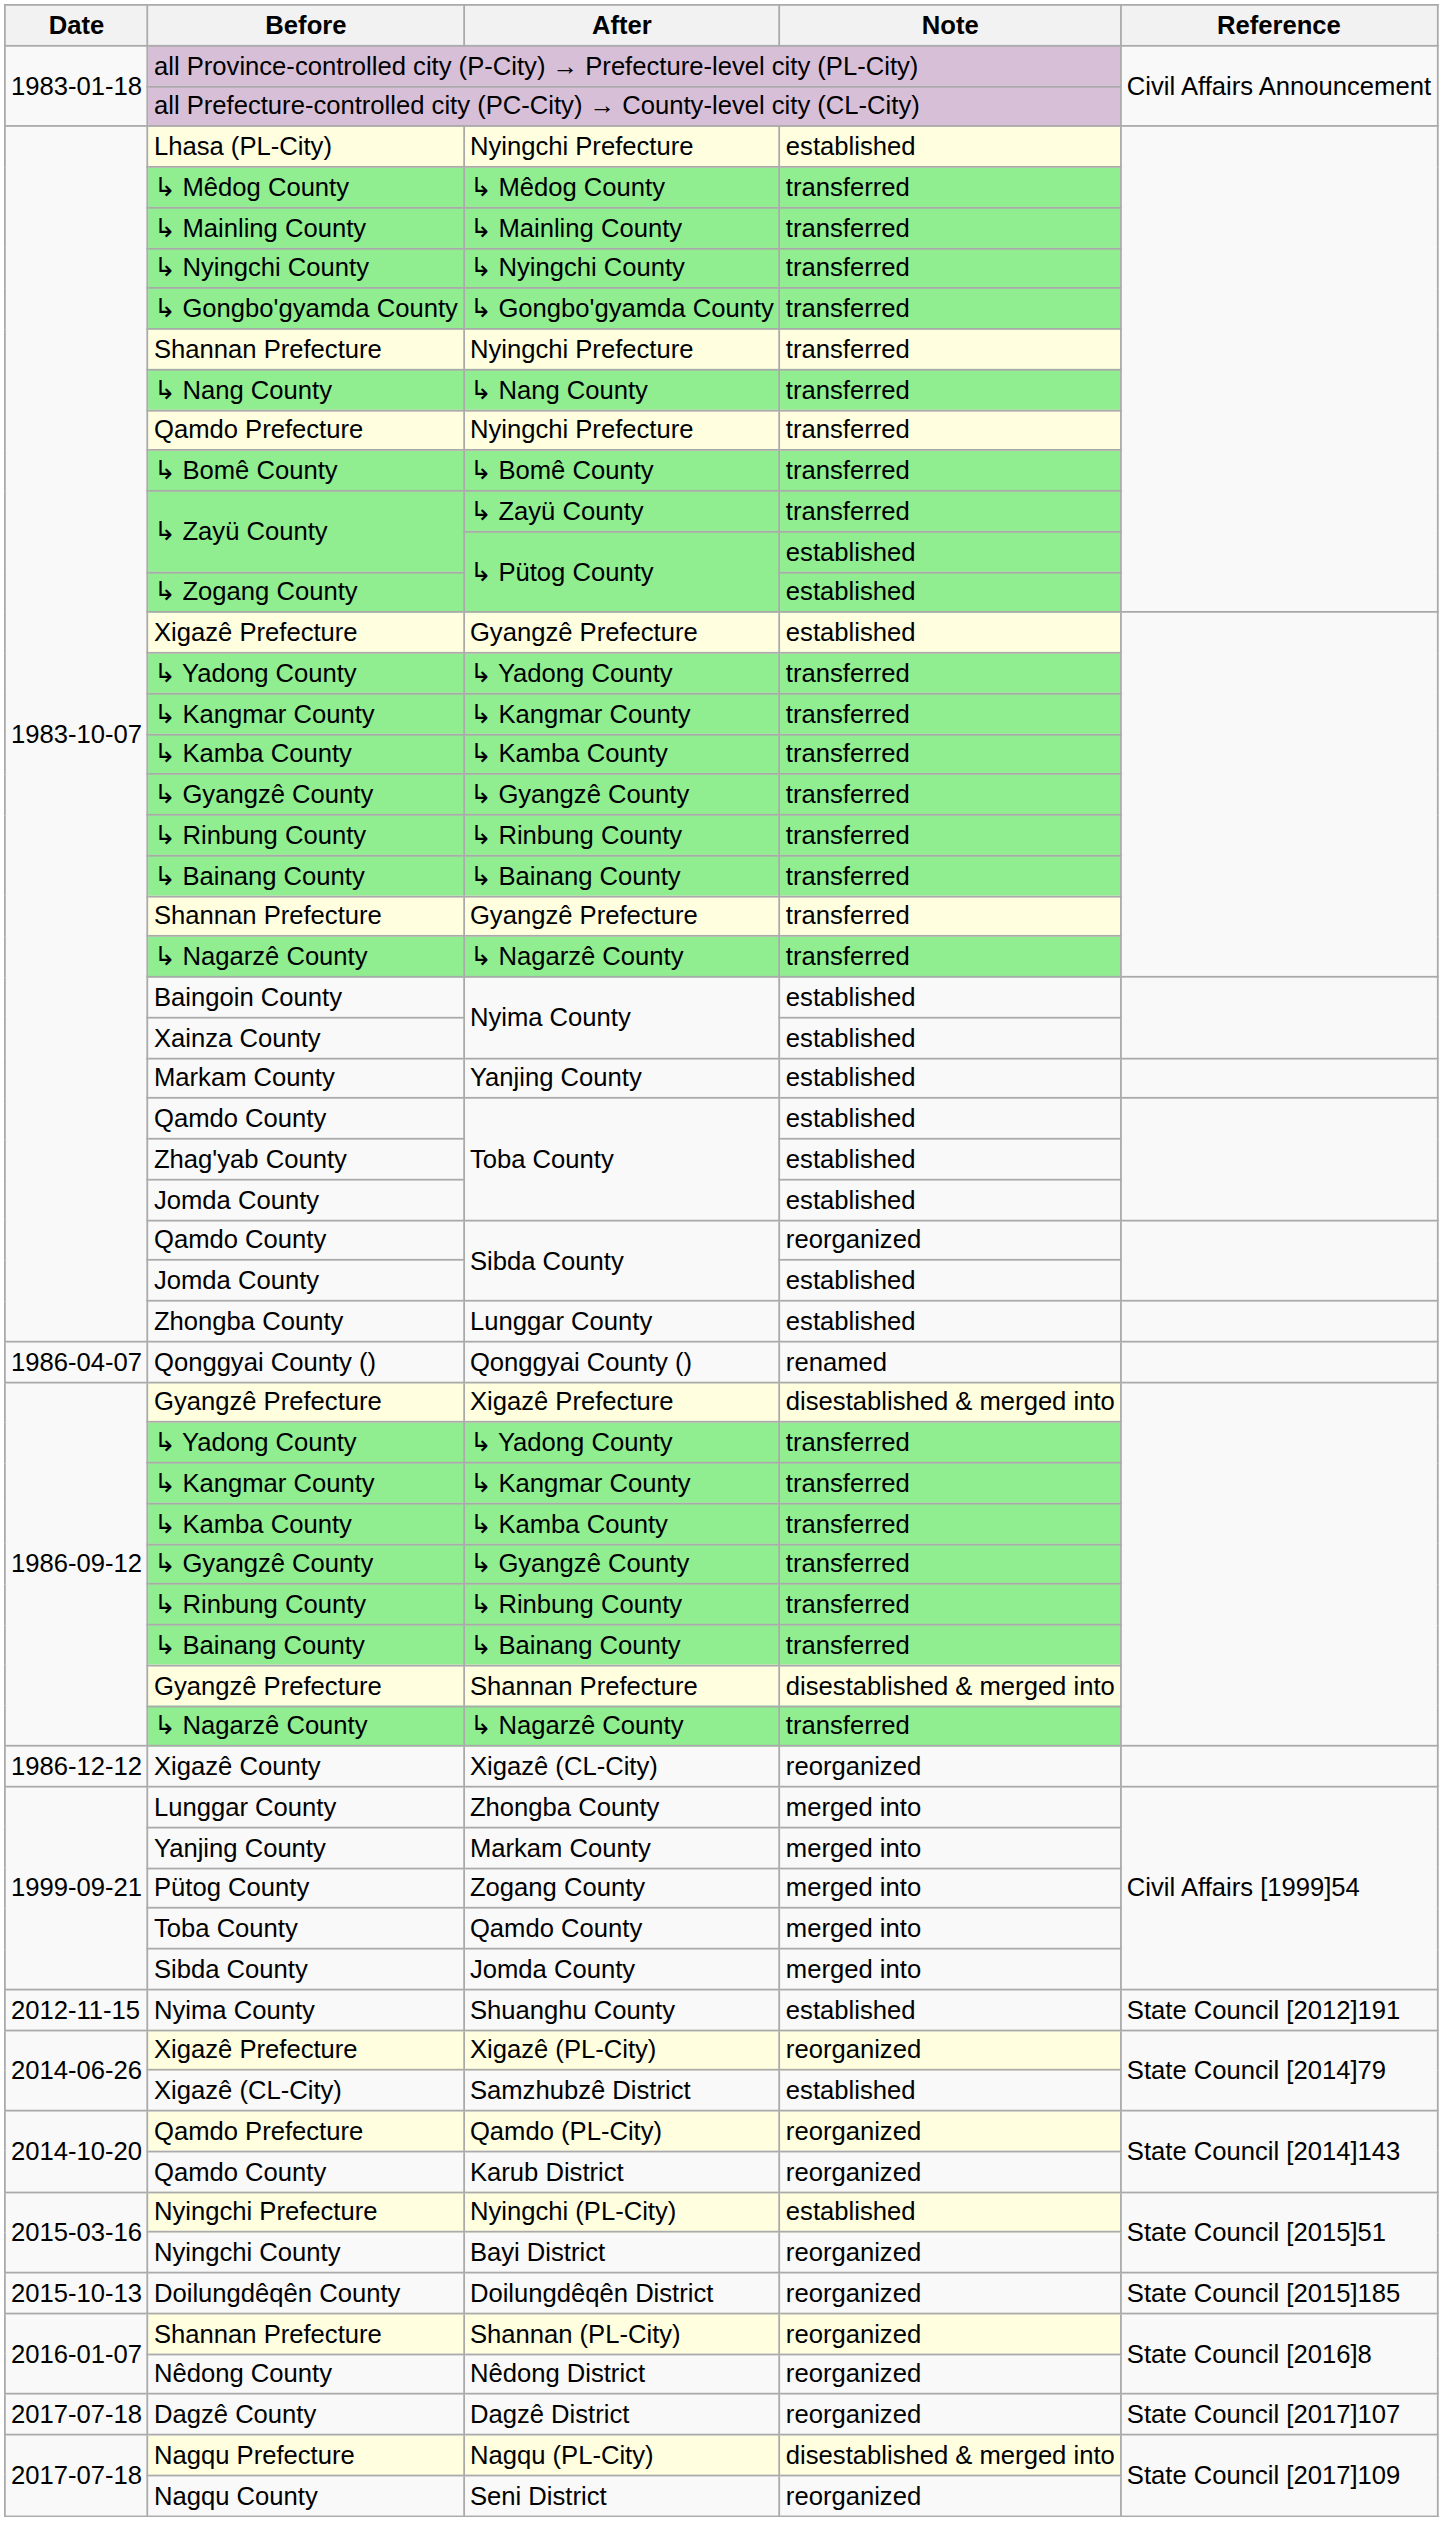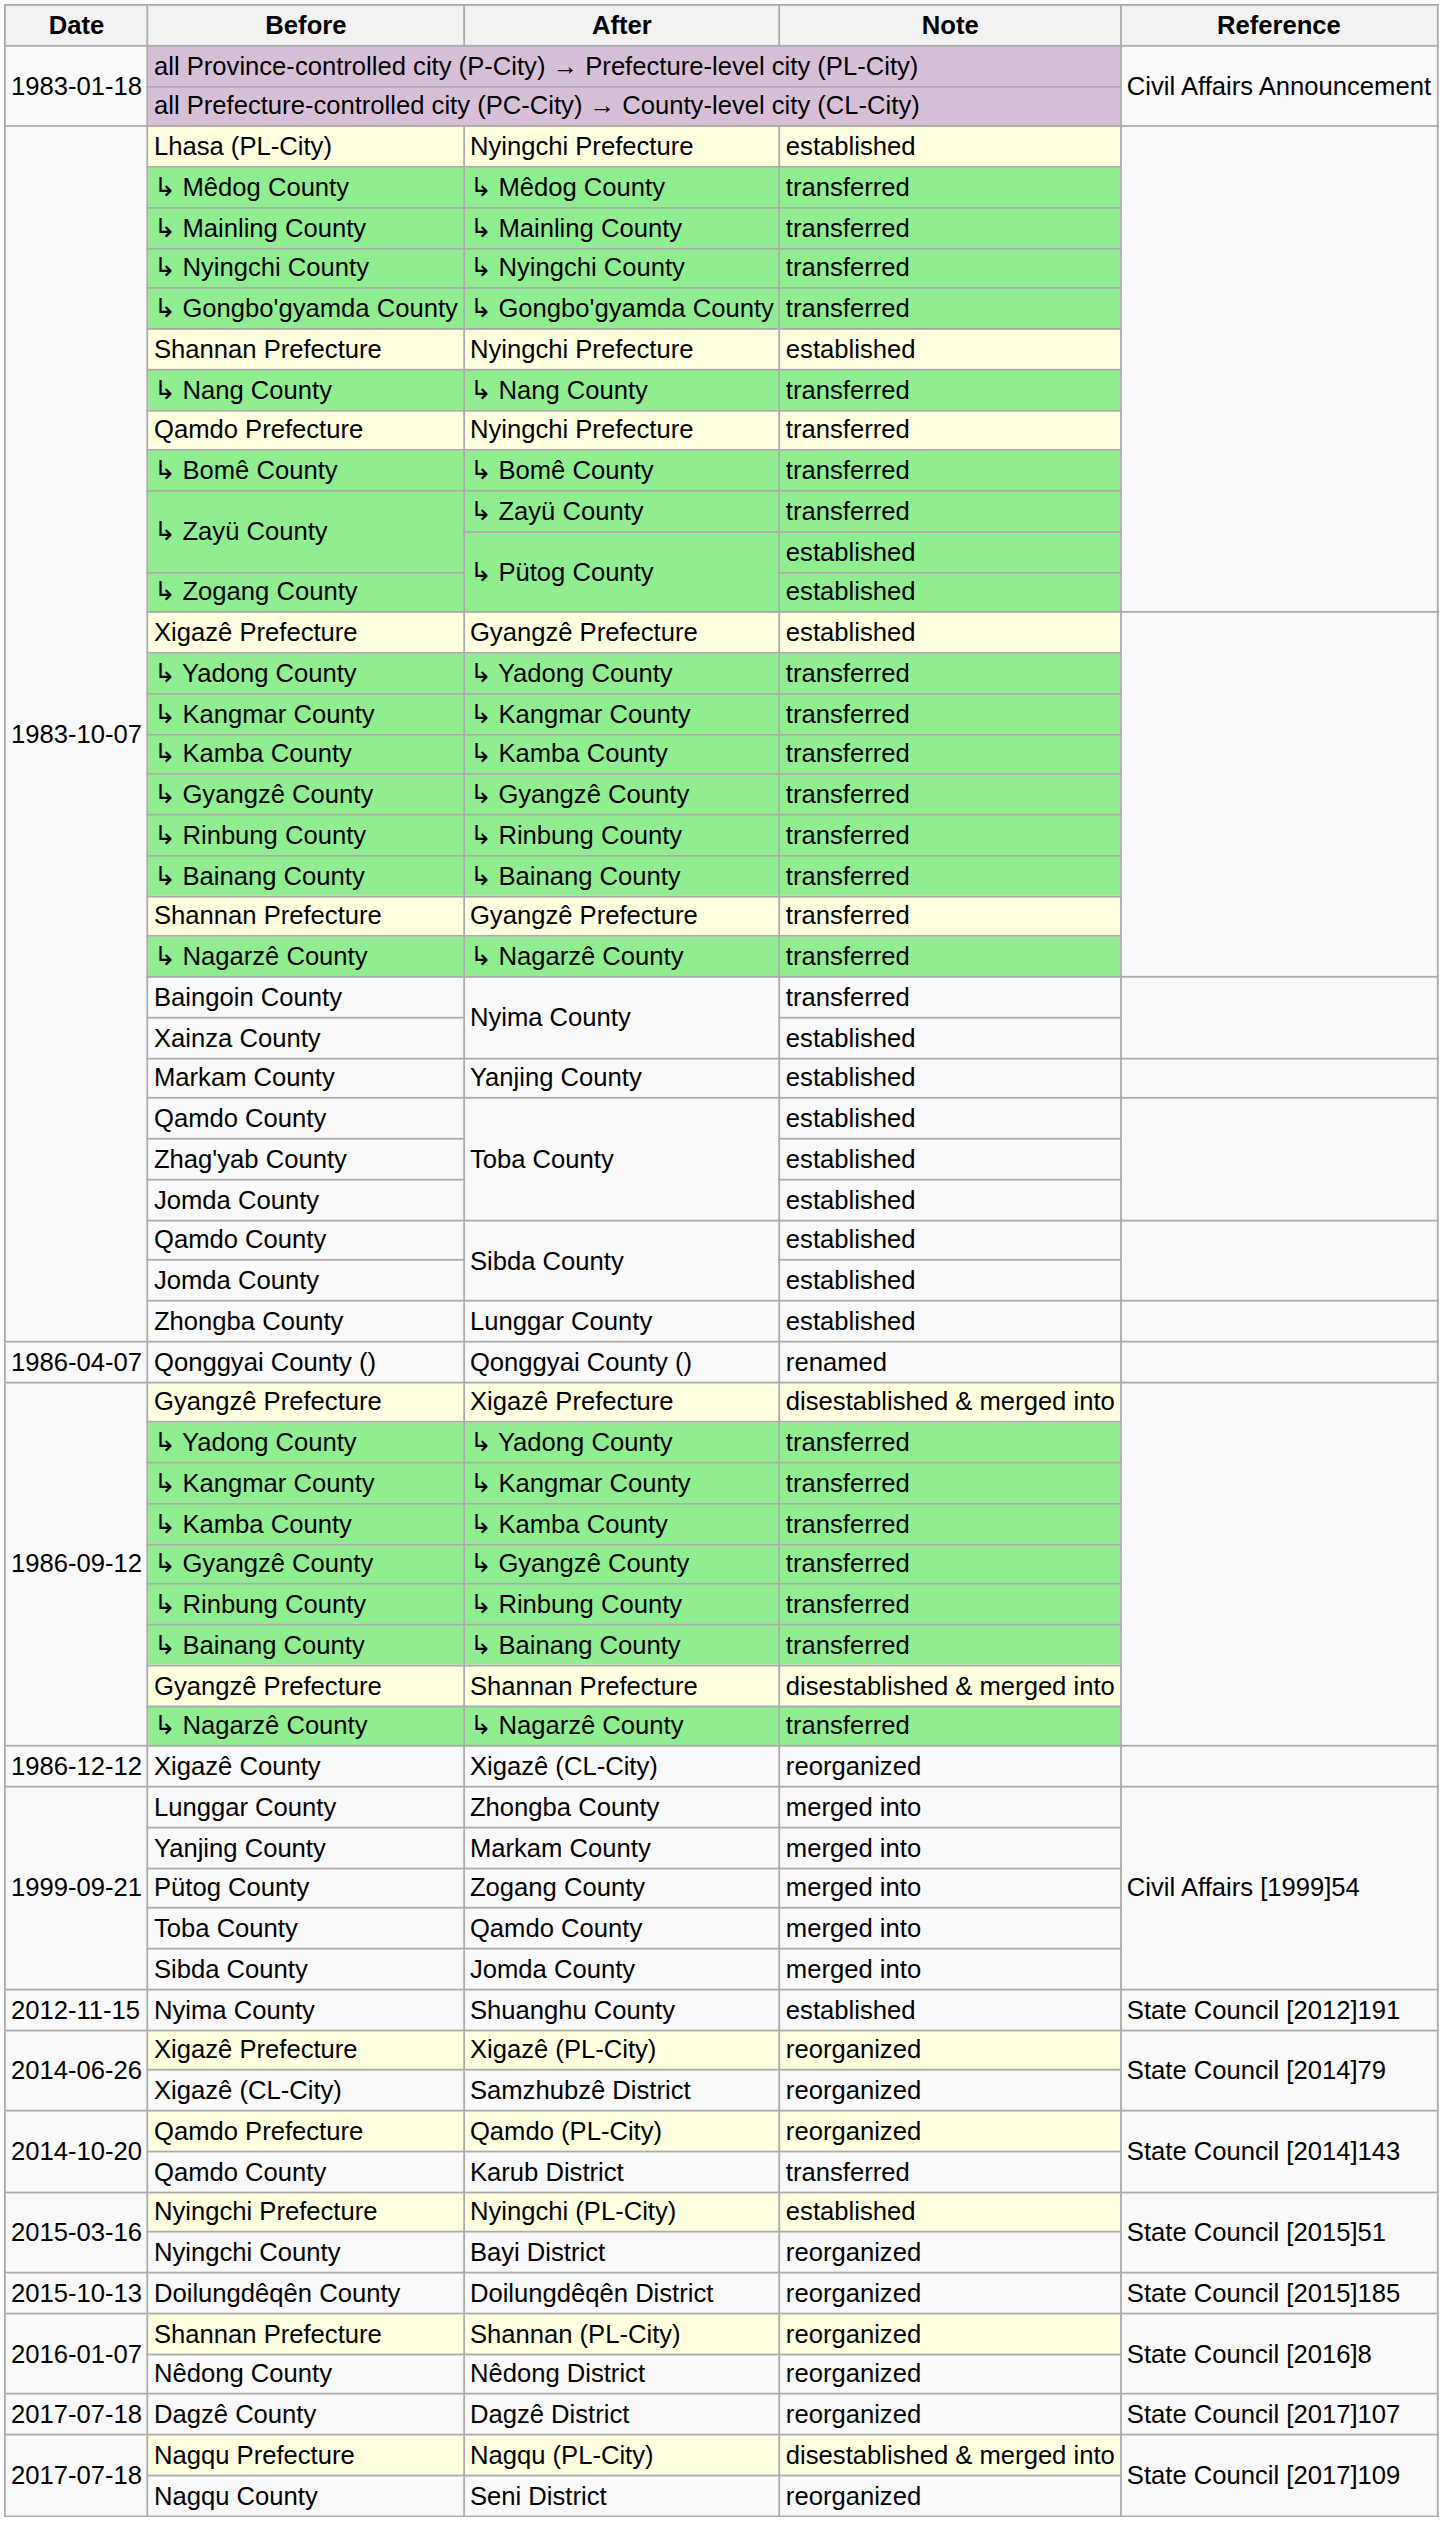(848, 349) transferred -> (851, 349) established
(851, 997) established -> (848, 997) transferred
(854, 1240) reorganized -> (851, 1240) established
(851, 2091) established -> (854, 2091) reorganized
(854, 2172) reorganized -> (848, 2172) transferred
